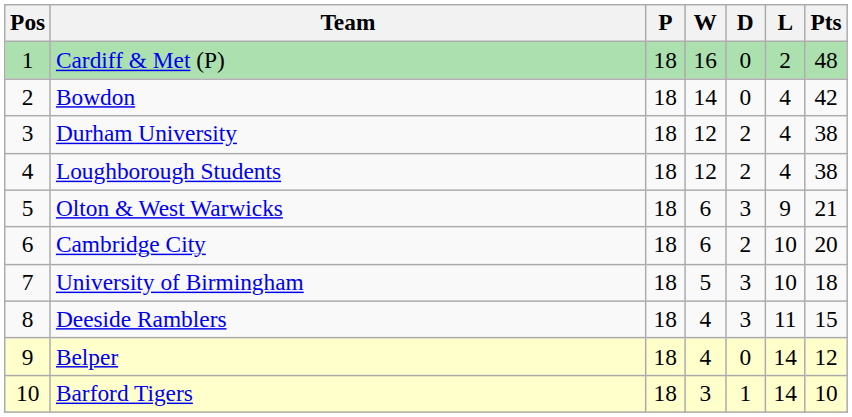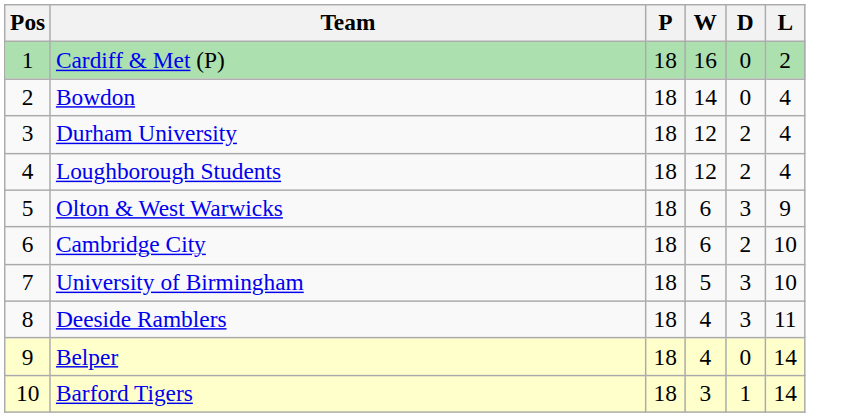- column: (826, 23)
